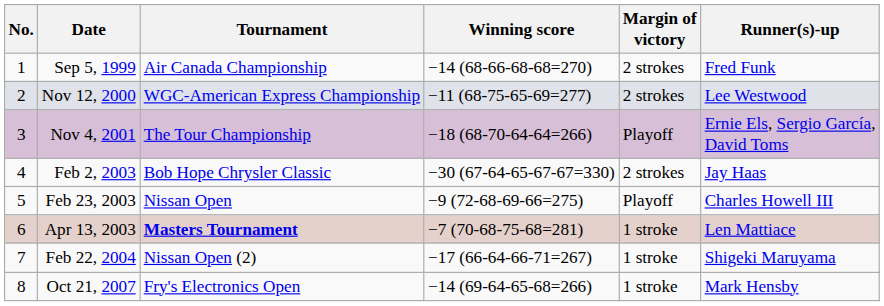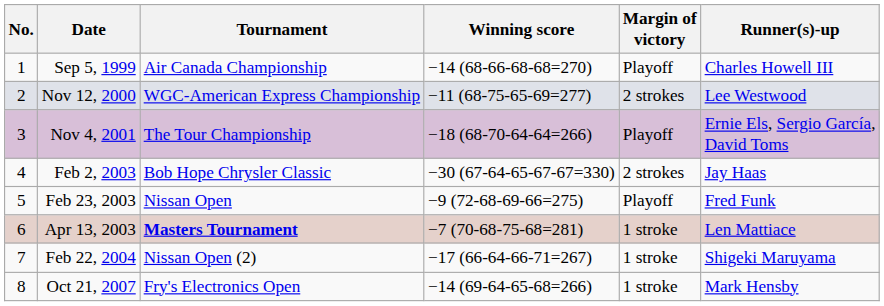(654, 67) 2 strokes -> (648, 67) Playoff
(740, 67) Fred Funk -> (769, 67) Charles Howell III
(769, 201) Charles Howell III -> (740, 201) Fred Funk
